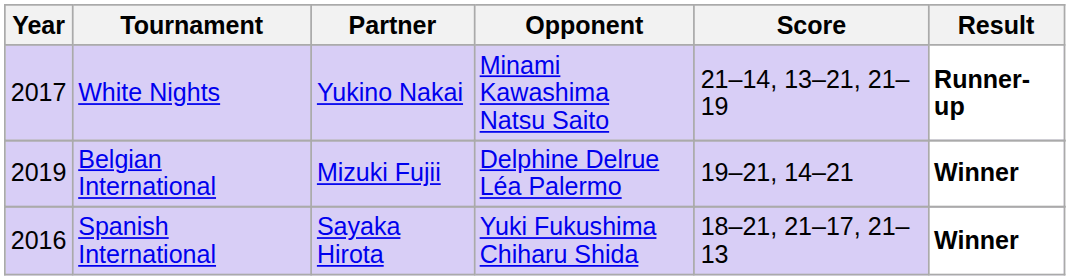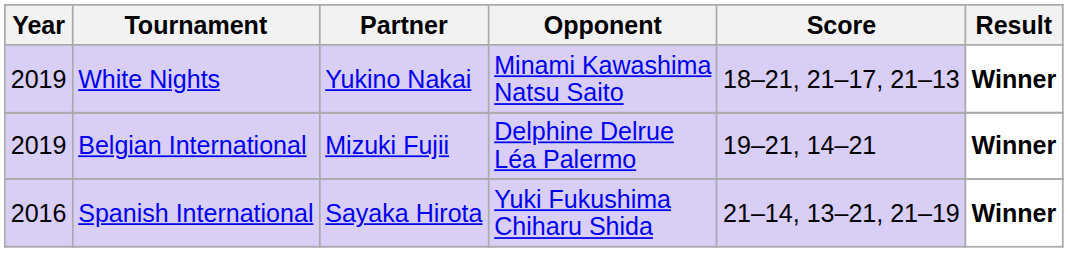(39, 92) 2017 -> (39, 79) 2019
(805, 92) 21–14, 13–21, 21–19 -> (841, 79) 18–21, 21–17, 21–13
(982, 92) Runner-up -> (1014, 79) Winner
(805, 241) 18–21, 21–17, 21–13 -> (841, 213) 21–14, 13–21, 21–19
